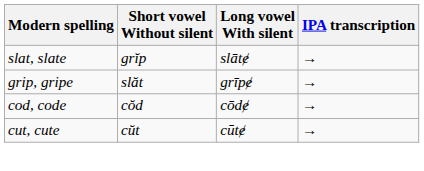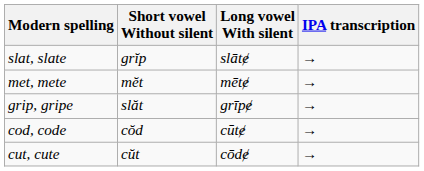+ row: (37, 81)
(235, 105) cōdɇ -> (233, 130) cūtɇ
(233, 130) cūtɇ -> (235, 154) cōdɇ
